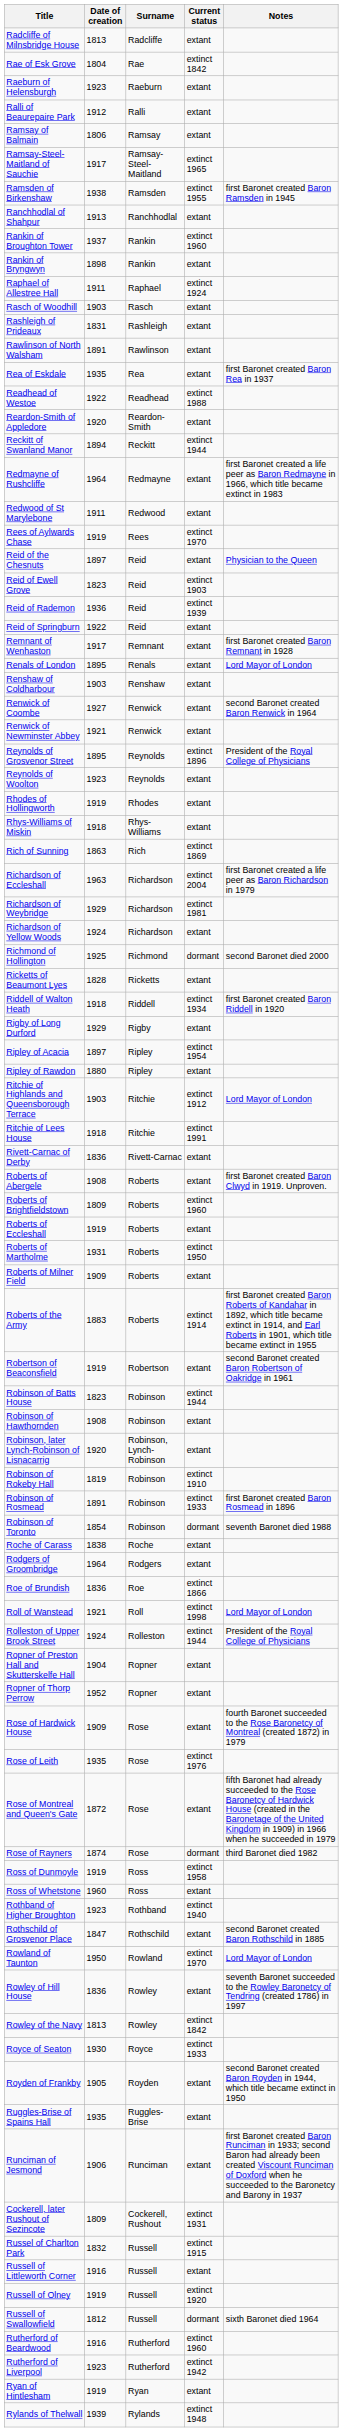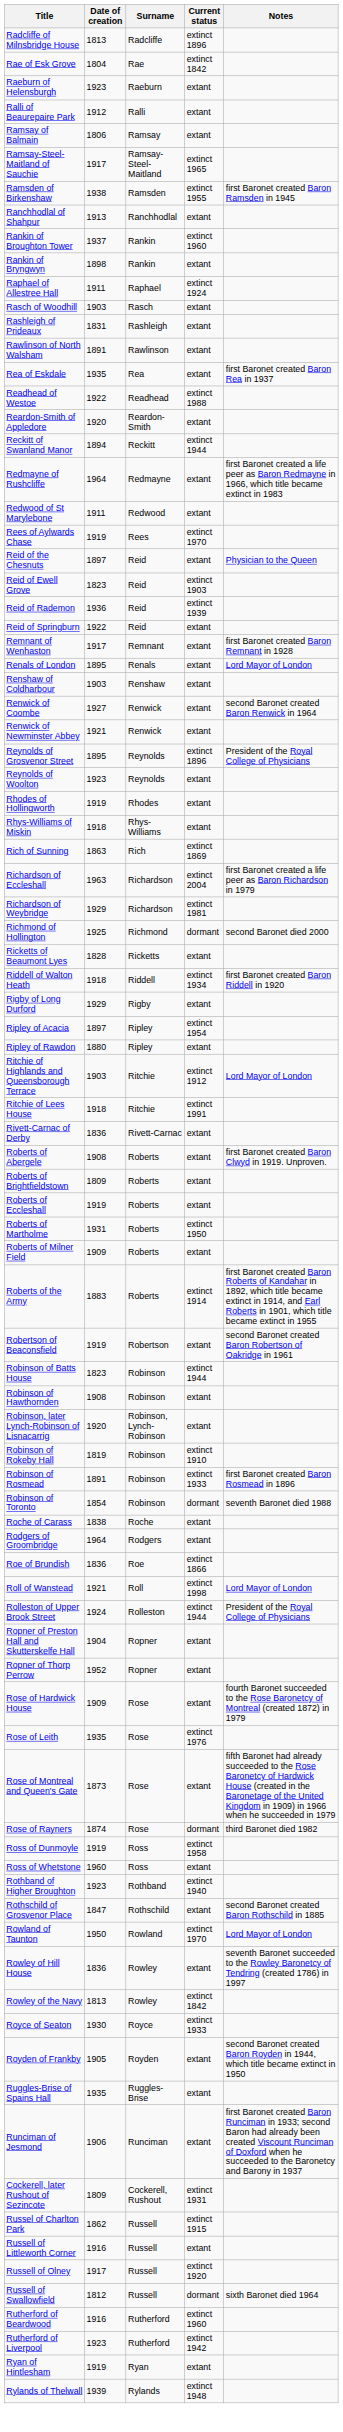(199, 40) extant -> (199, 40) extinct 1896
- row: (34, 932)
(199, 1205) extinct 1960 -> (199, 1181) extant
(96, 1810) 1872 -> (96, 1786) 1873
(96, 2248) 1832 -> (96, 2224) 1862
(96, 2295) 1919 -> (96, 2271) 1917
